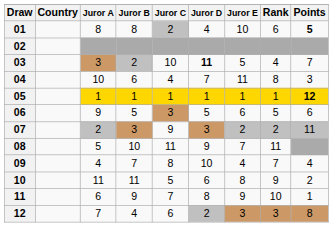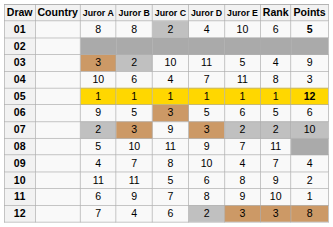(207, 63) bold -> (207, 63) normal
(310, 63) 7 -> (310, 63) 9
(310, 130) 11 -> (310, 130) 10
